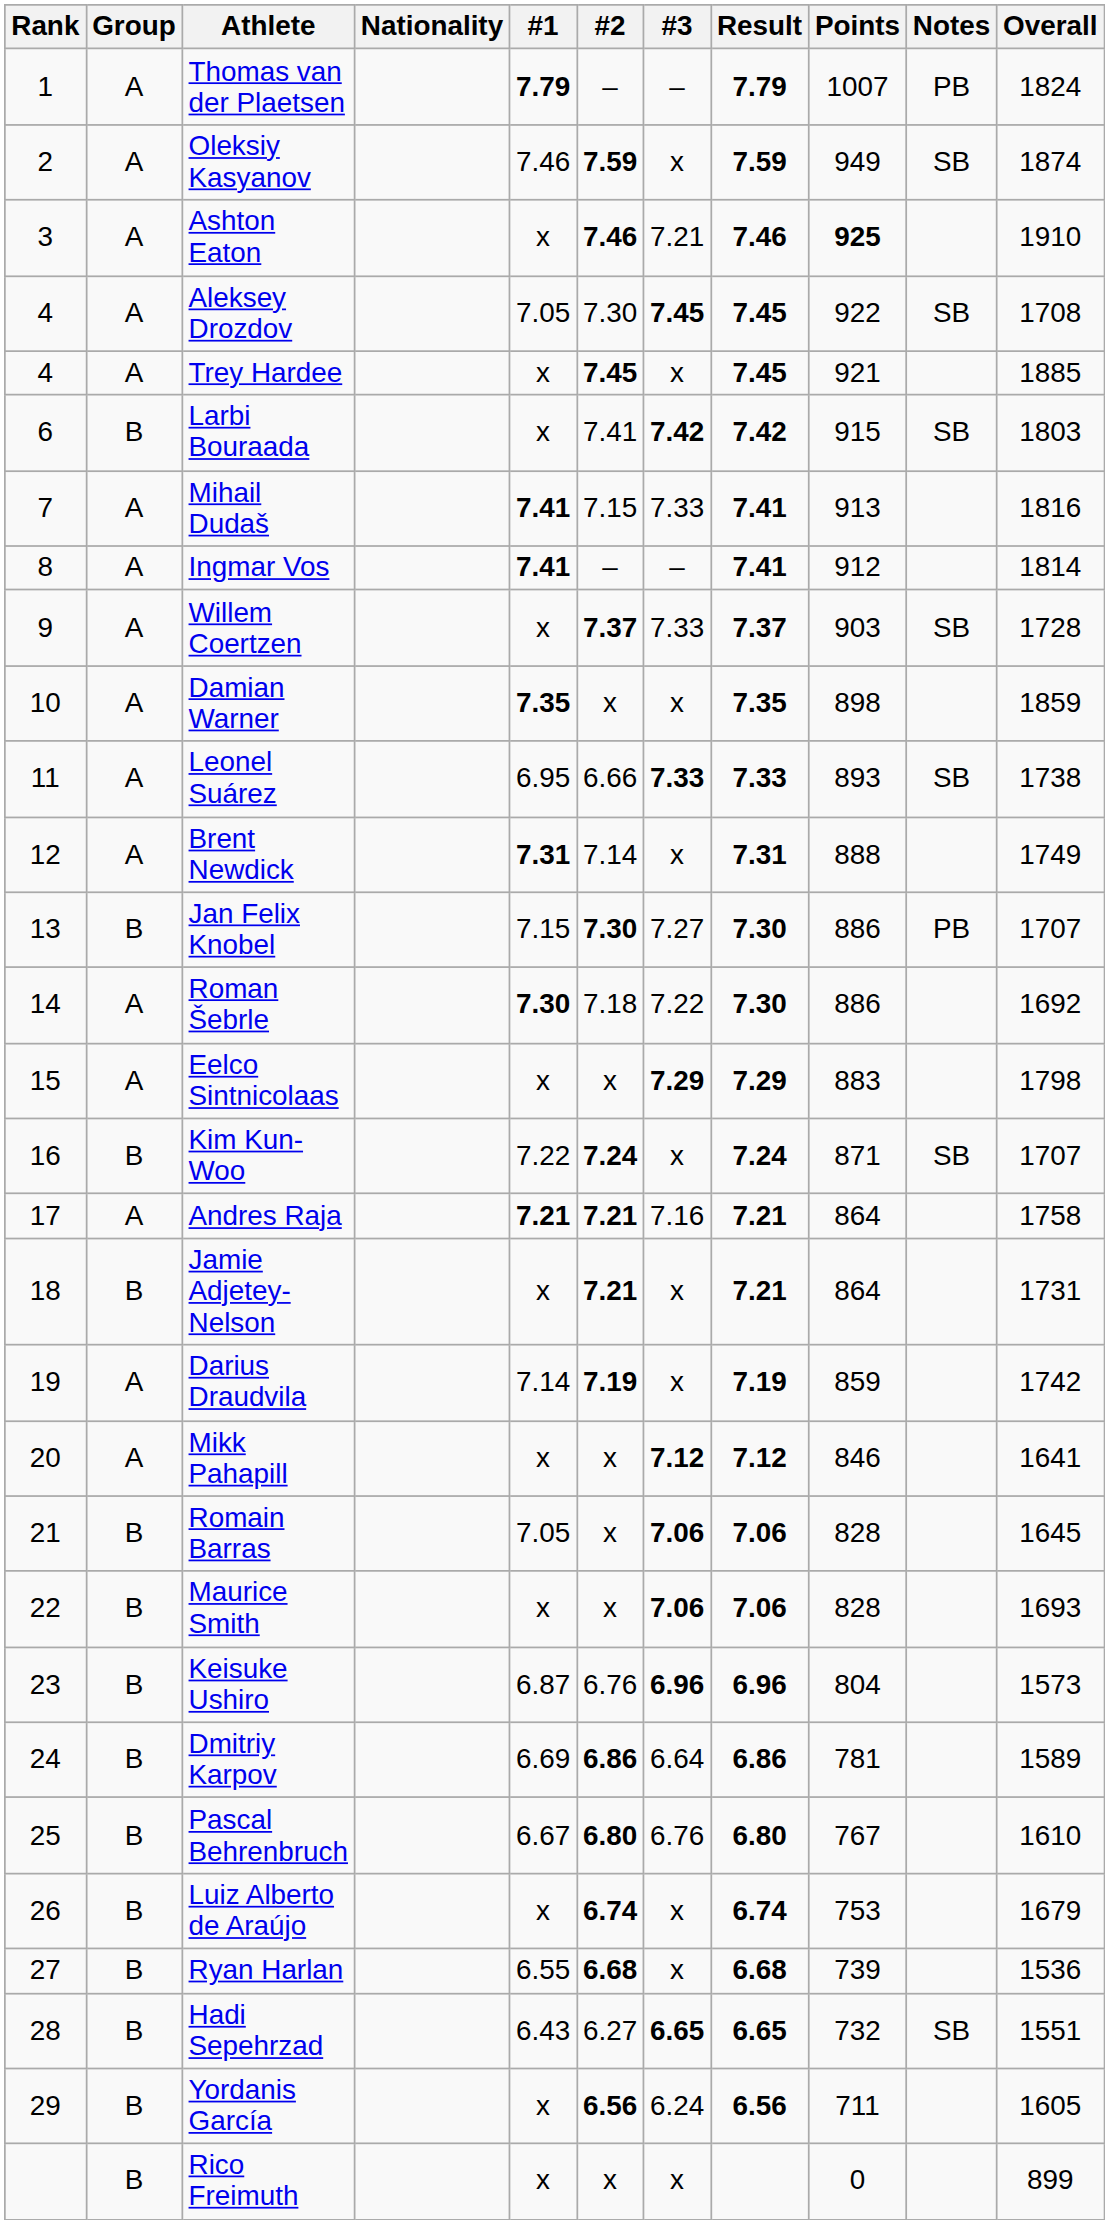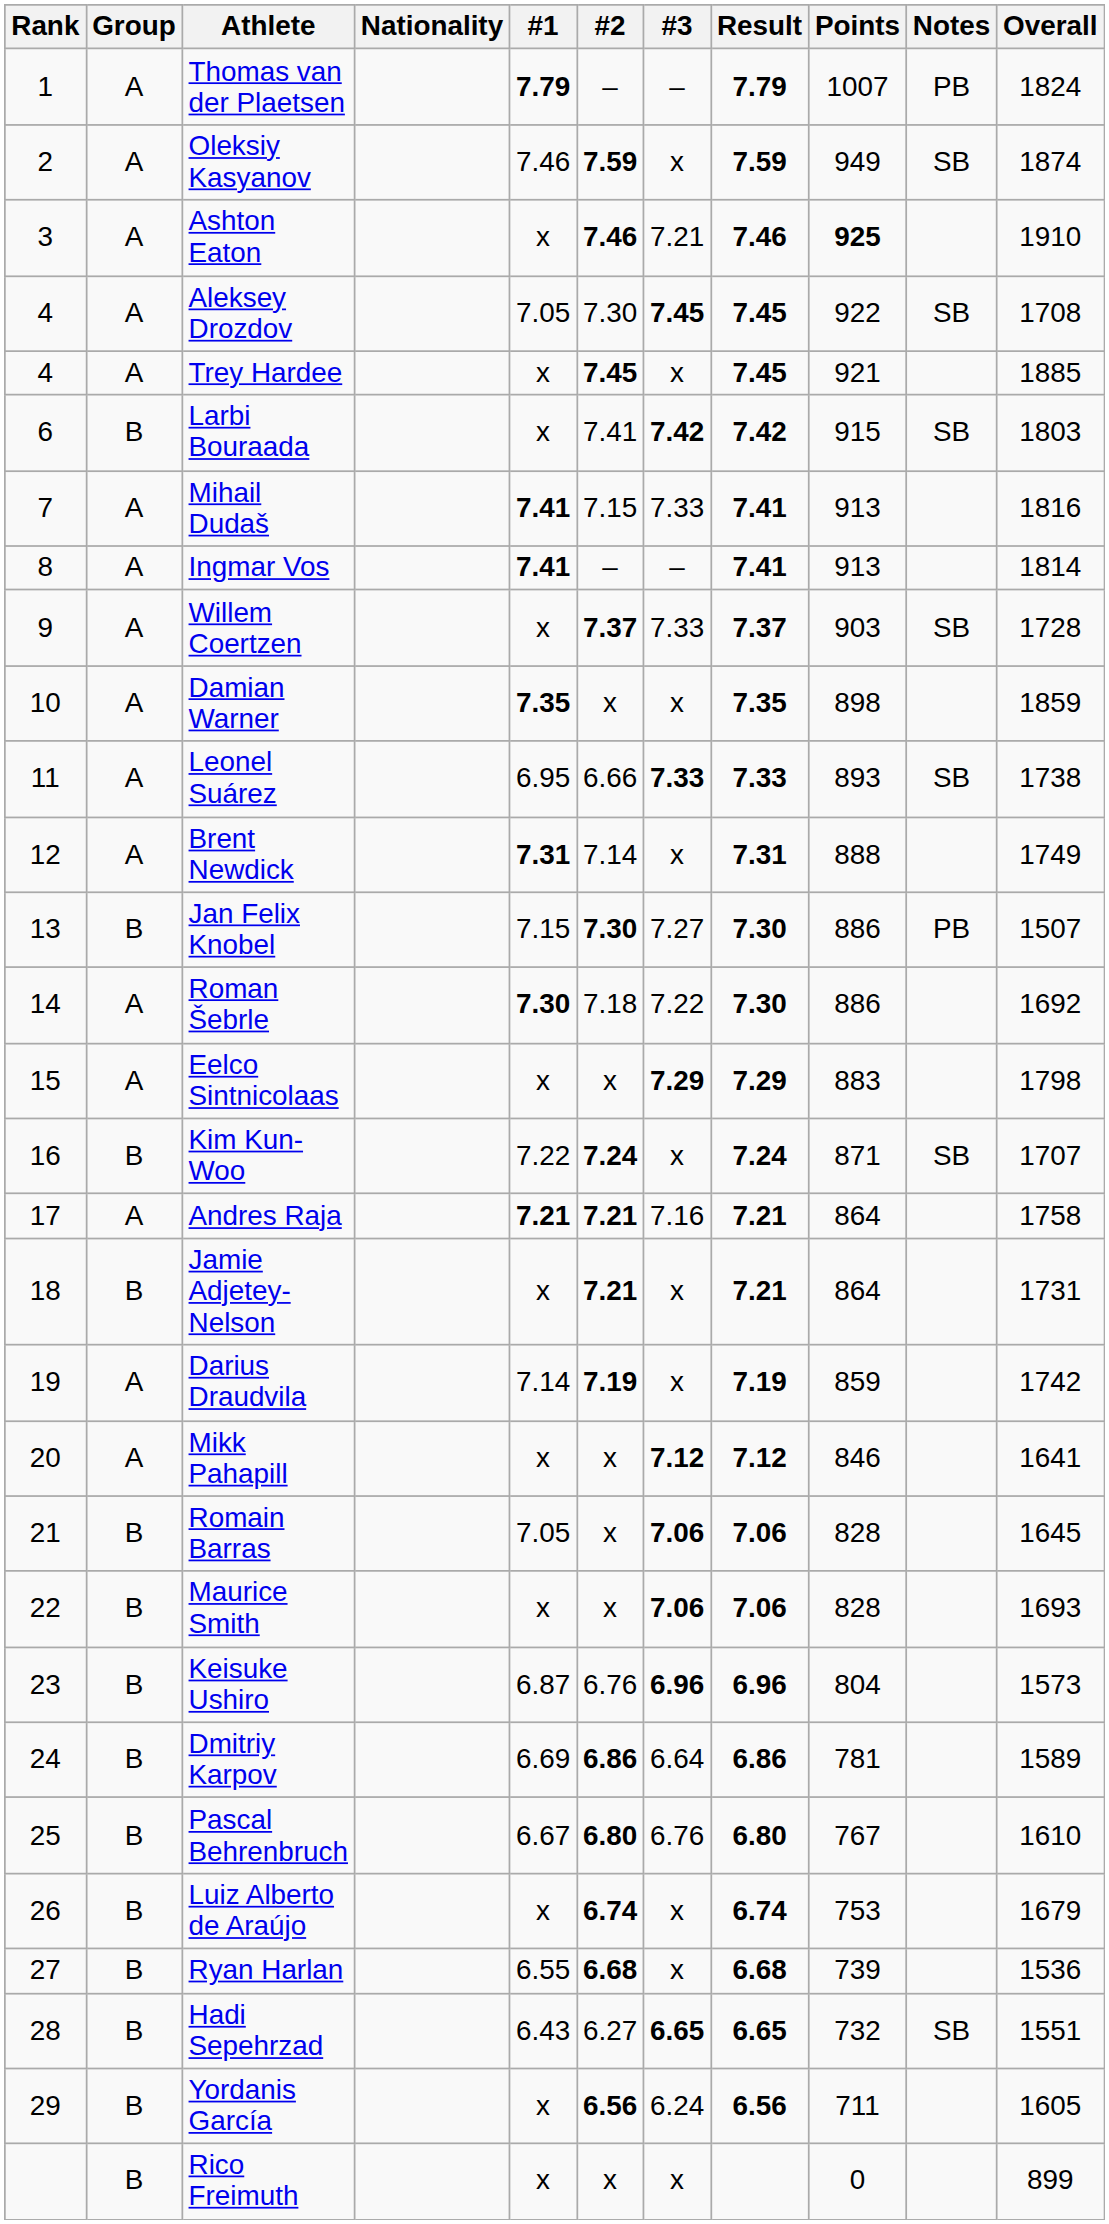(857, 567) 912 -> (857, 567) 913
(1050, 929) 1707 -> (1050, 929) 1507
